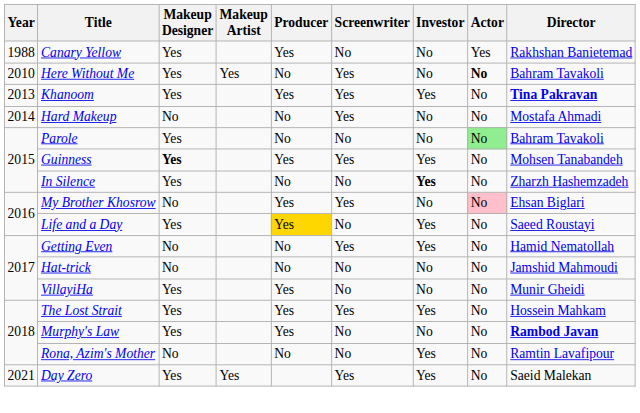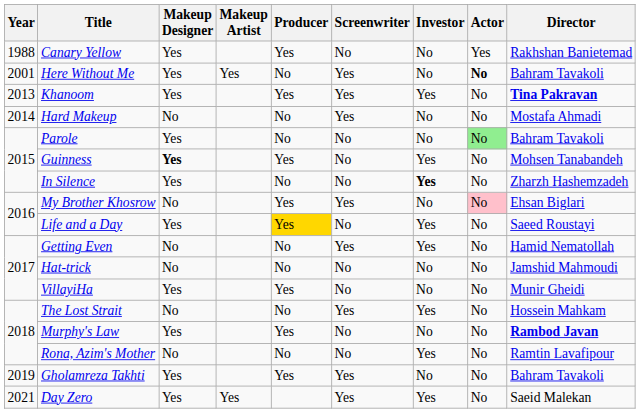(21, 73) 2010 -> (21, 73) 2001
(344, 159) Yes -> (343, 159) No
(172, 310) Yes -> (170, 310) No
(284, 310) Yes -> (282, 310) No
+ row: (93, 375)
